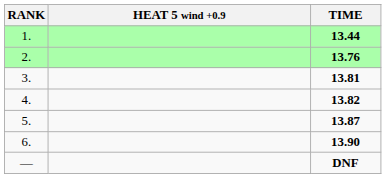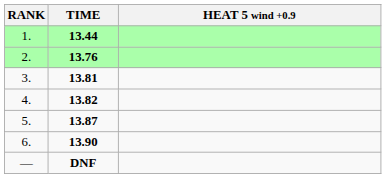columns swapped: (179, 15) <-> (346, 15)
